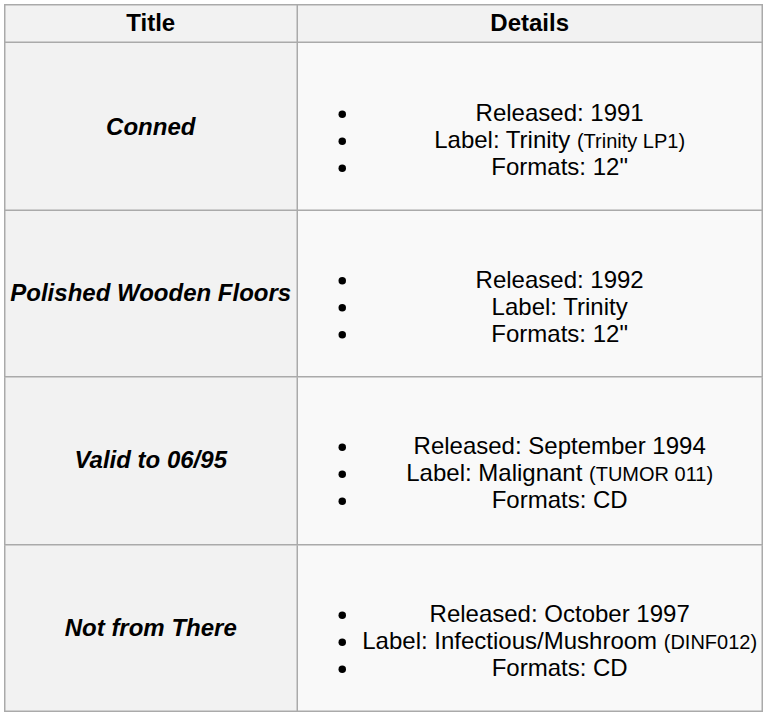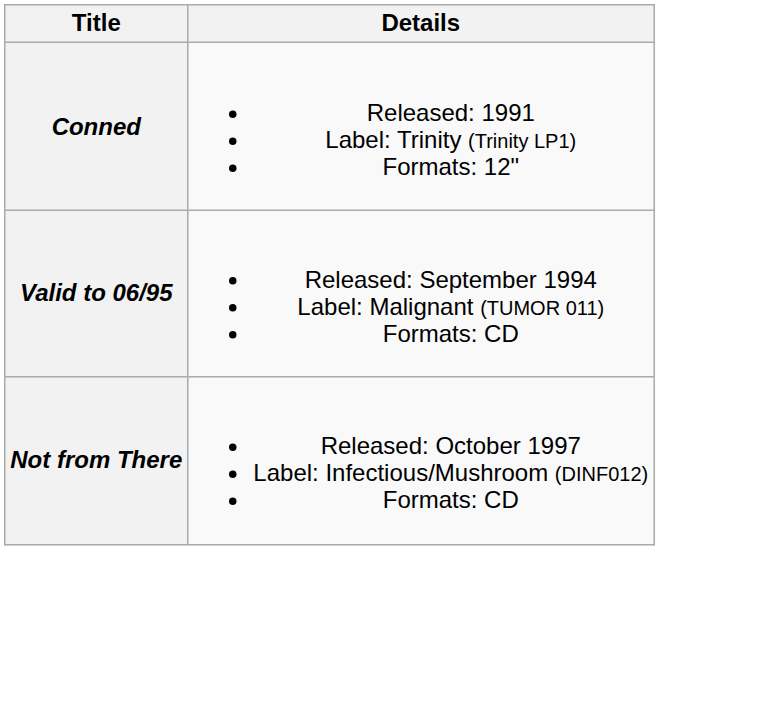- row: (151, 293)
